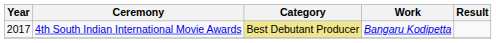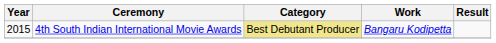(19, 29) 2017 -> (19, 29) 2015
